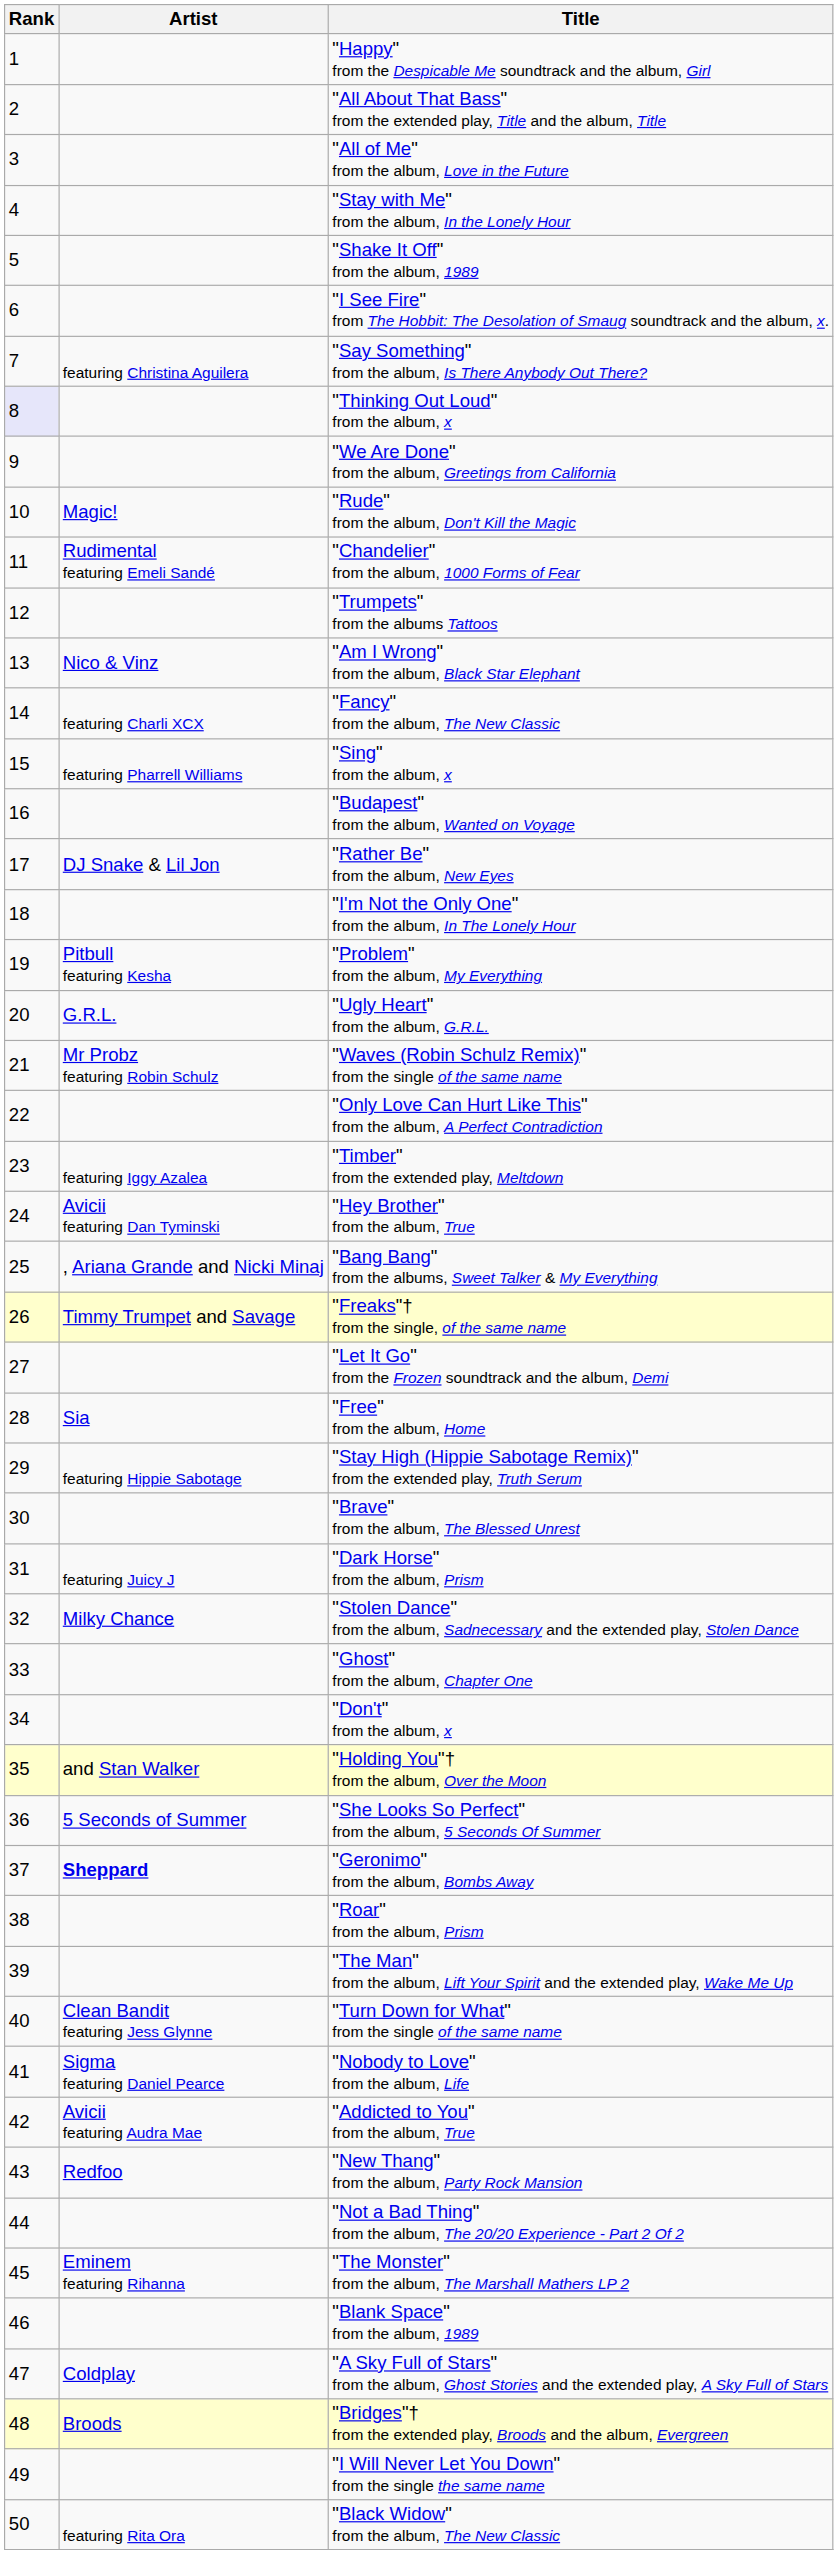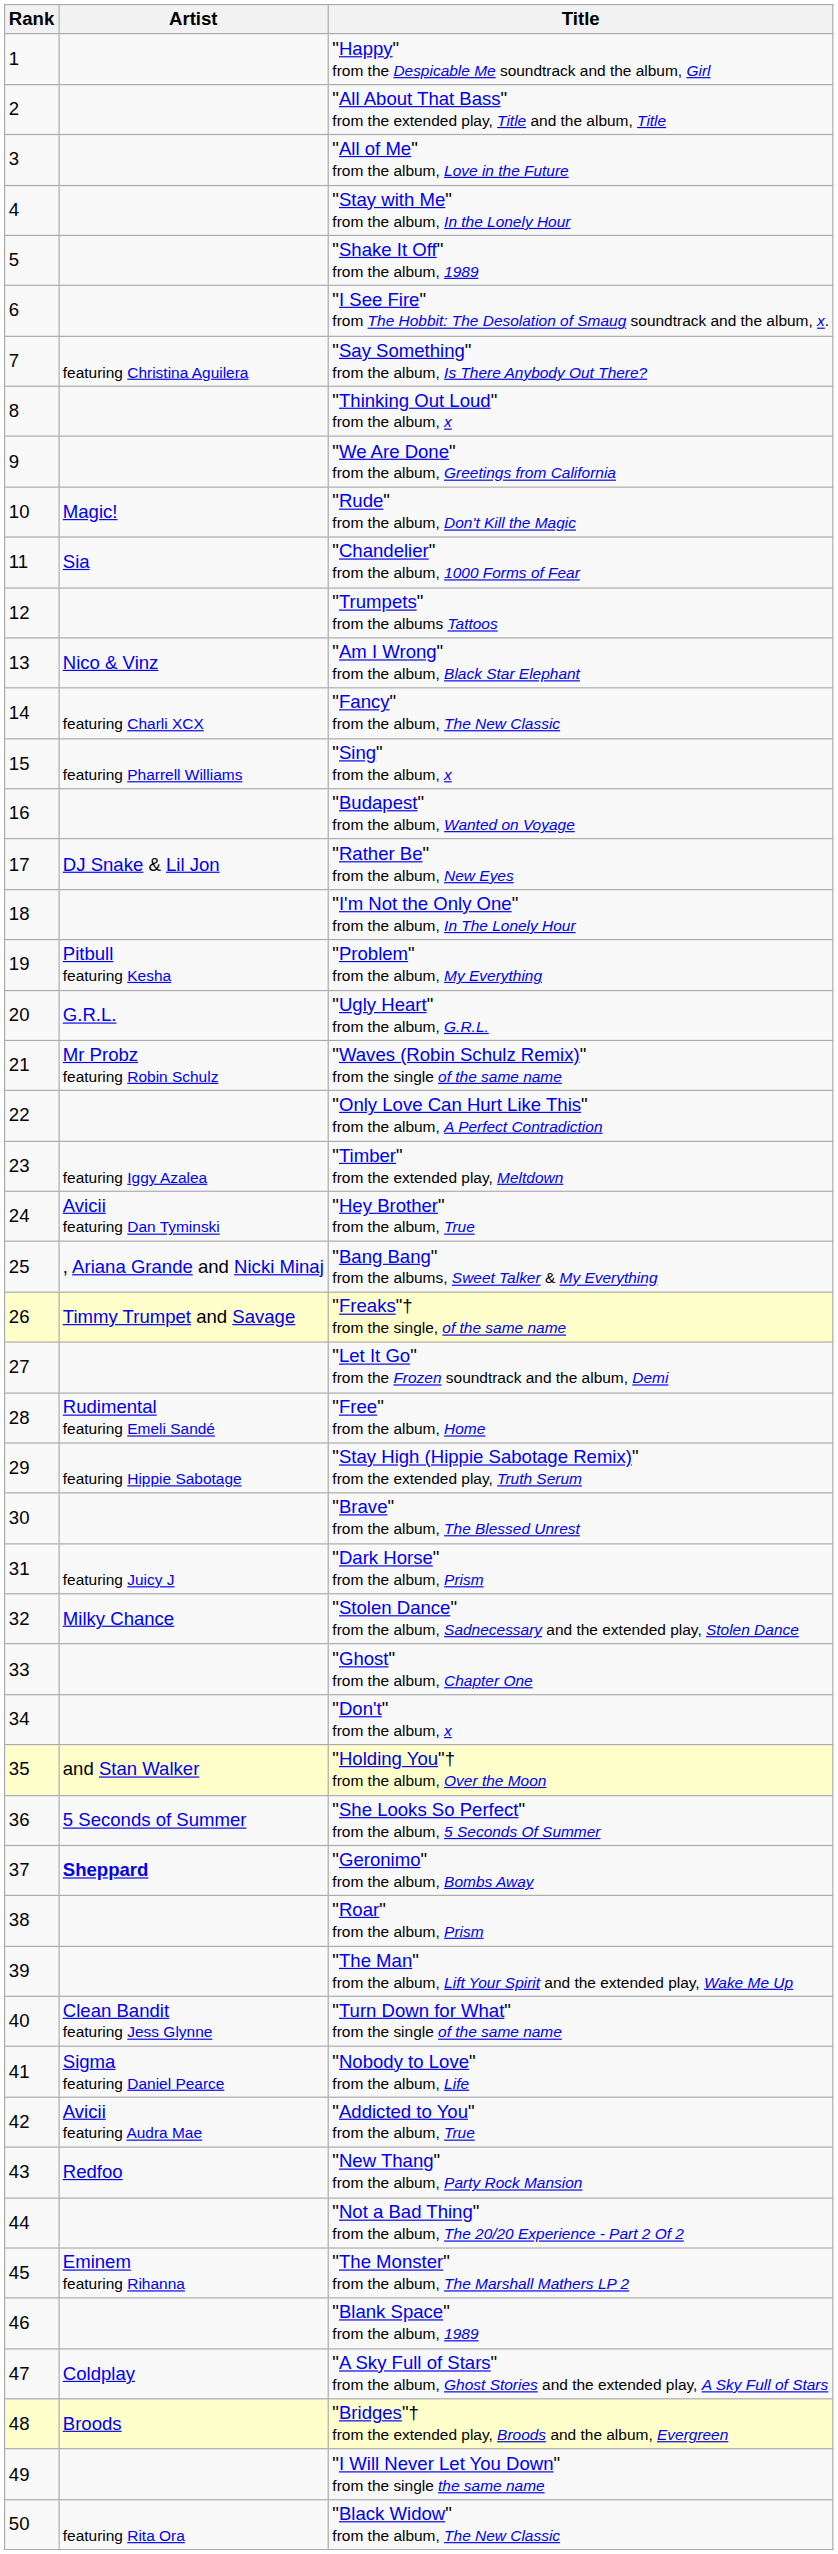(14, 411) lavender background -> (14, 411) no background
(139, 562) Rudimental featuring Emeli Sandé -> (76, 562) Sia
(76, 1417) Sia -> (139, 1417) Rudimental featuring Emeli Sandé
